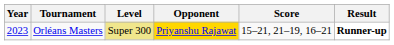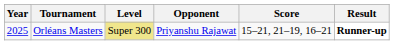(18, 31) 2023 -> (18, 31) 2025
(196, 31) gold background -> (196, 31) no background
